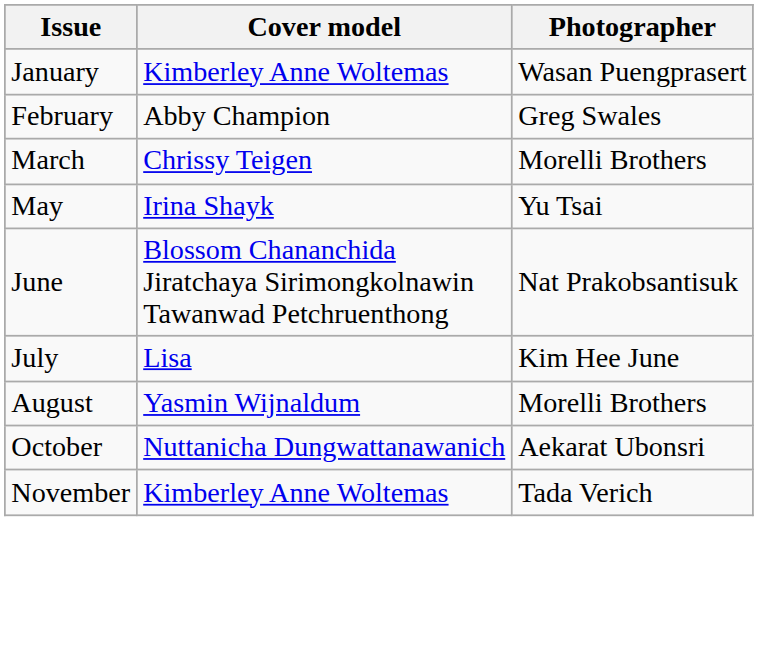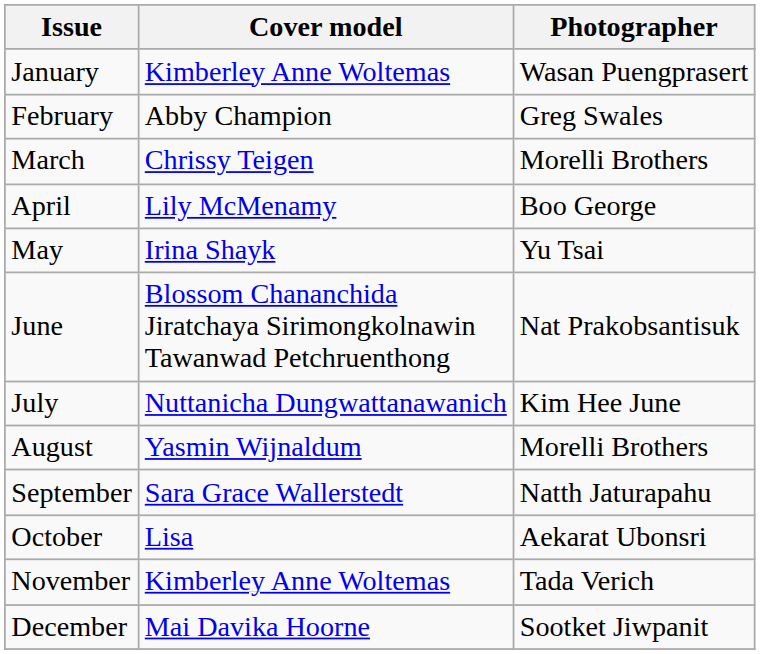+ row: (41, 205)
(167, 358) Lisa -> (326, 402) Nuttanicha Dungwattanawanich
+ row: (72, 492)
(324, 447) Nuttanicha Dungwattanawanich -> (169, 536) Lisa
+ row: (69, 626)
